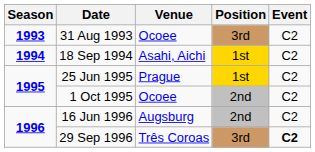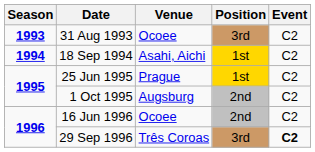(158, 97) Ocoee -> (166, 97) Augsburg
(166, 117) Augsburg -> (158, 117) Ocoee
